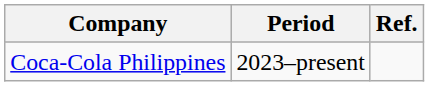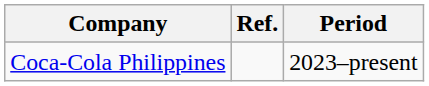columns swapped: (301, 23) <-> (397, 23)
